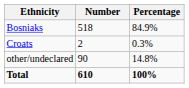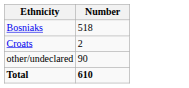- column: (157, 12)
